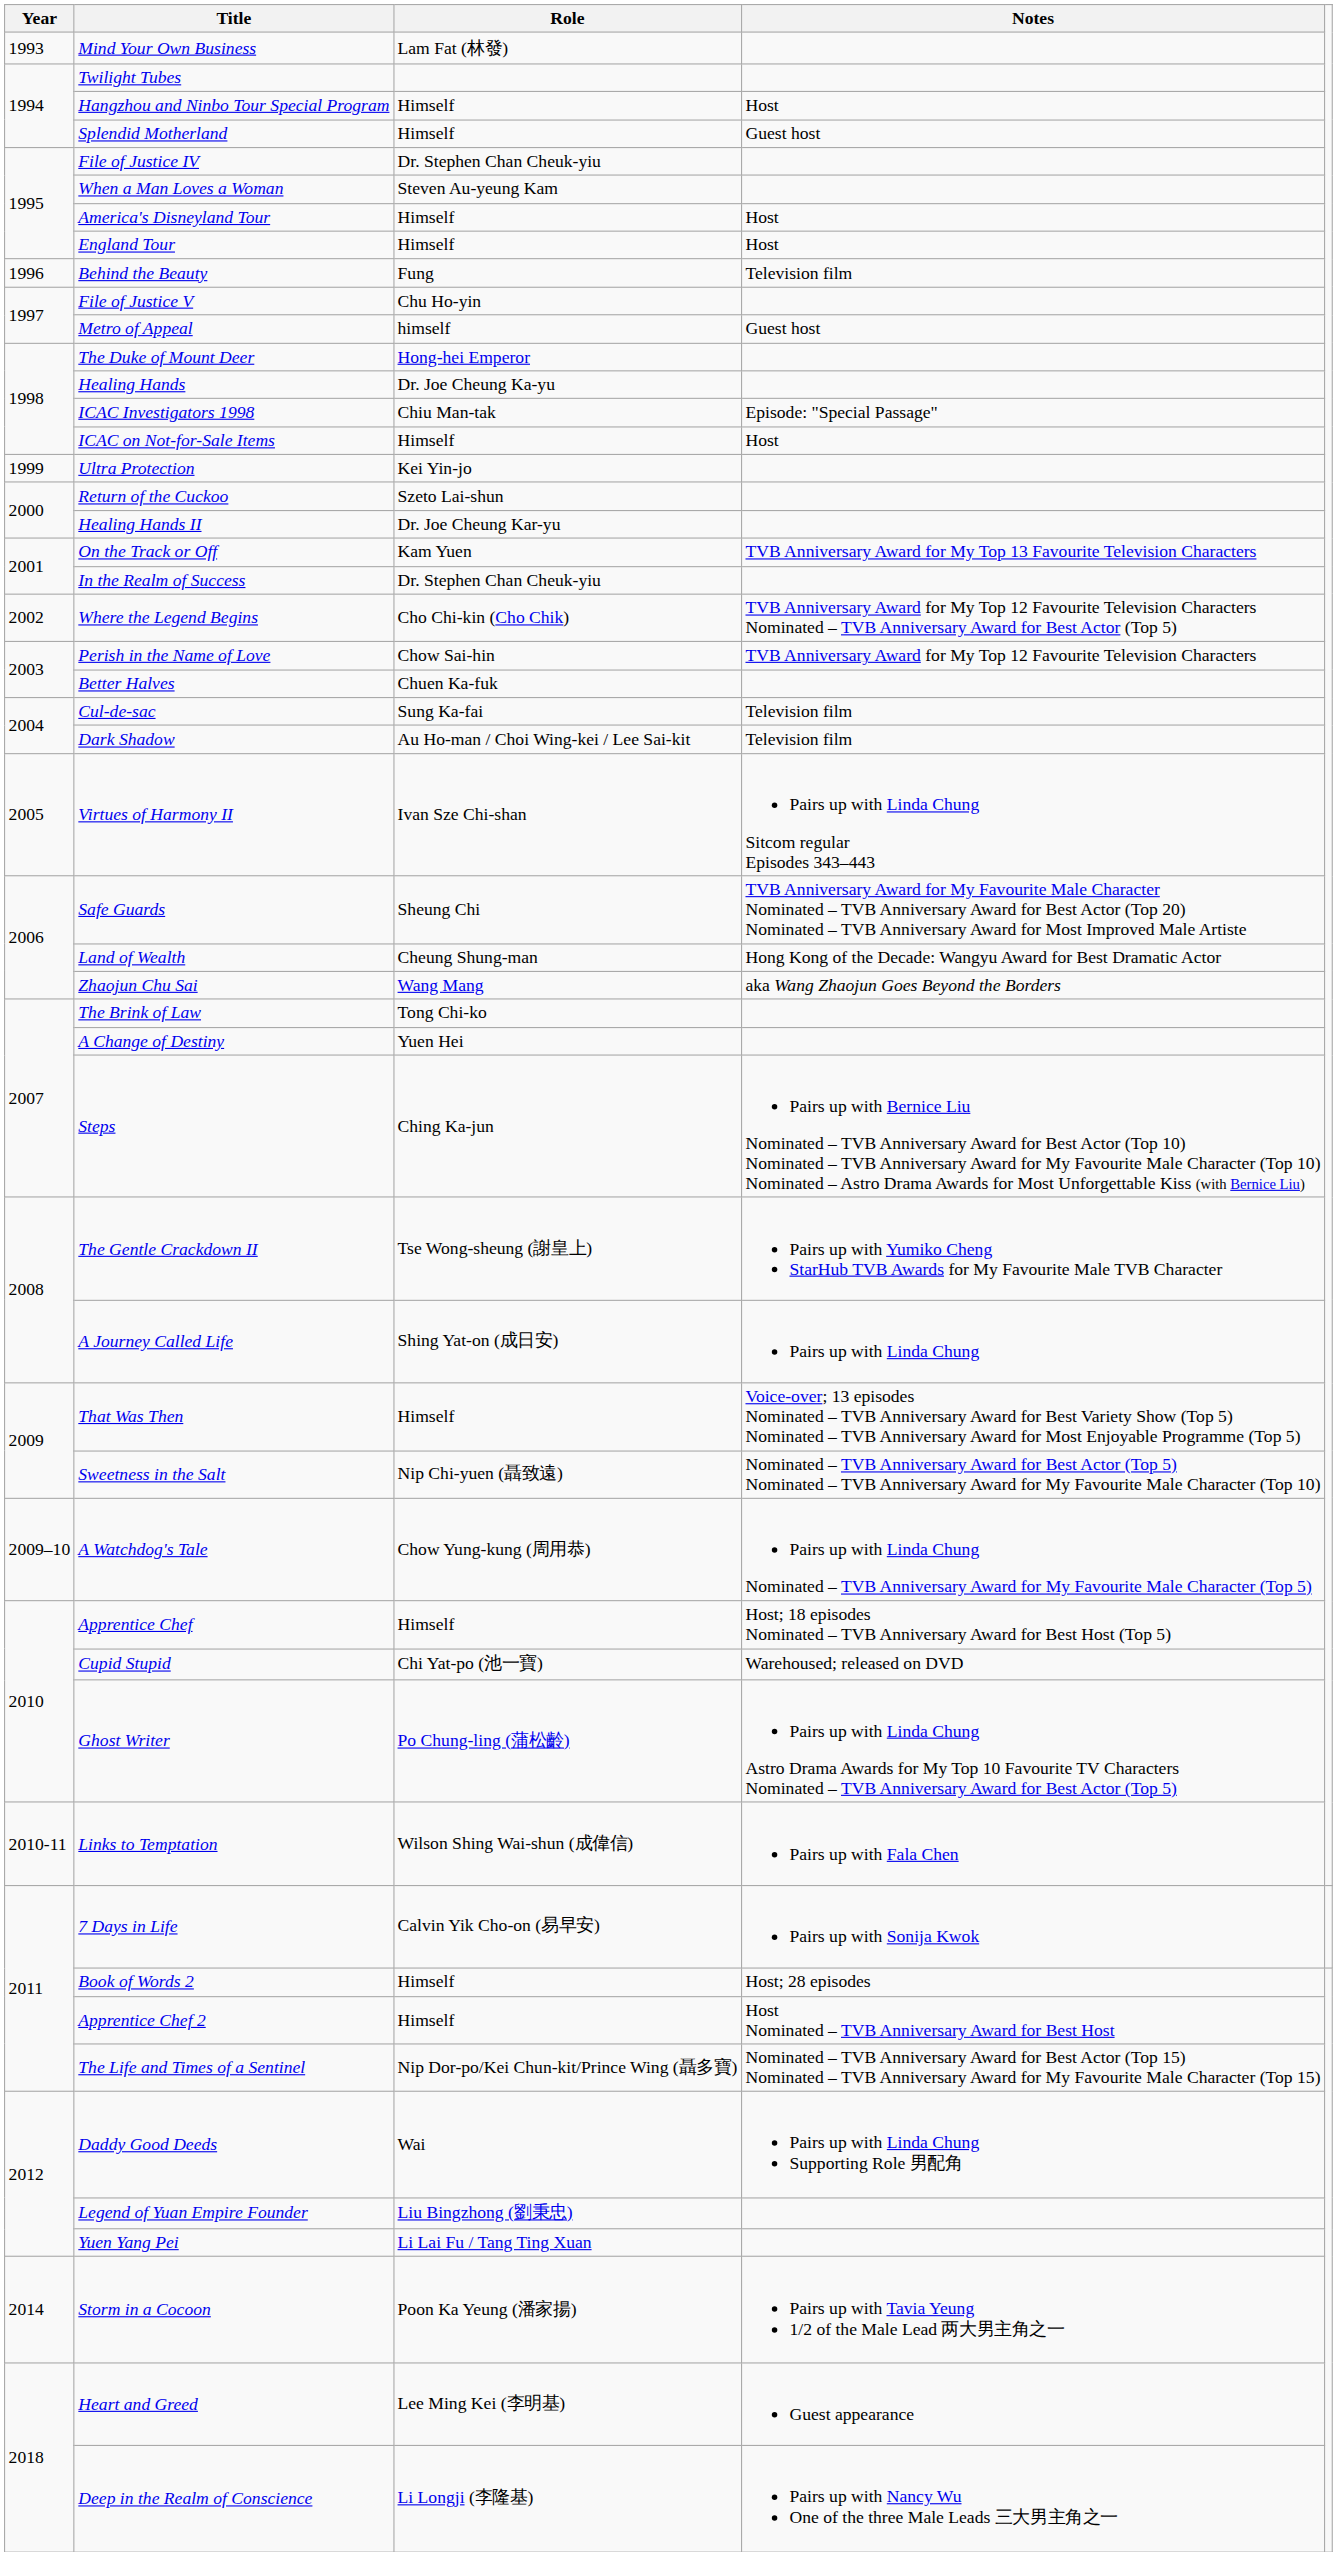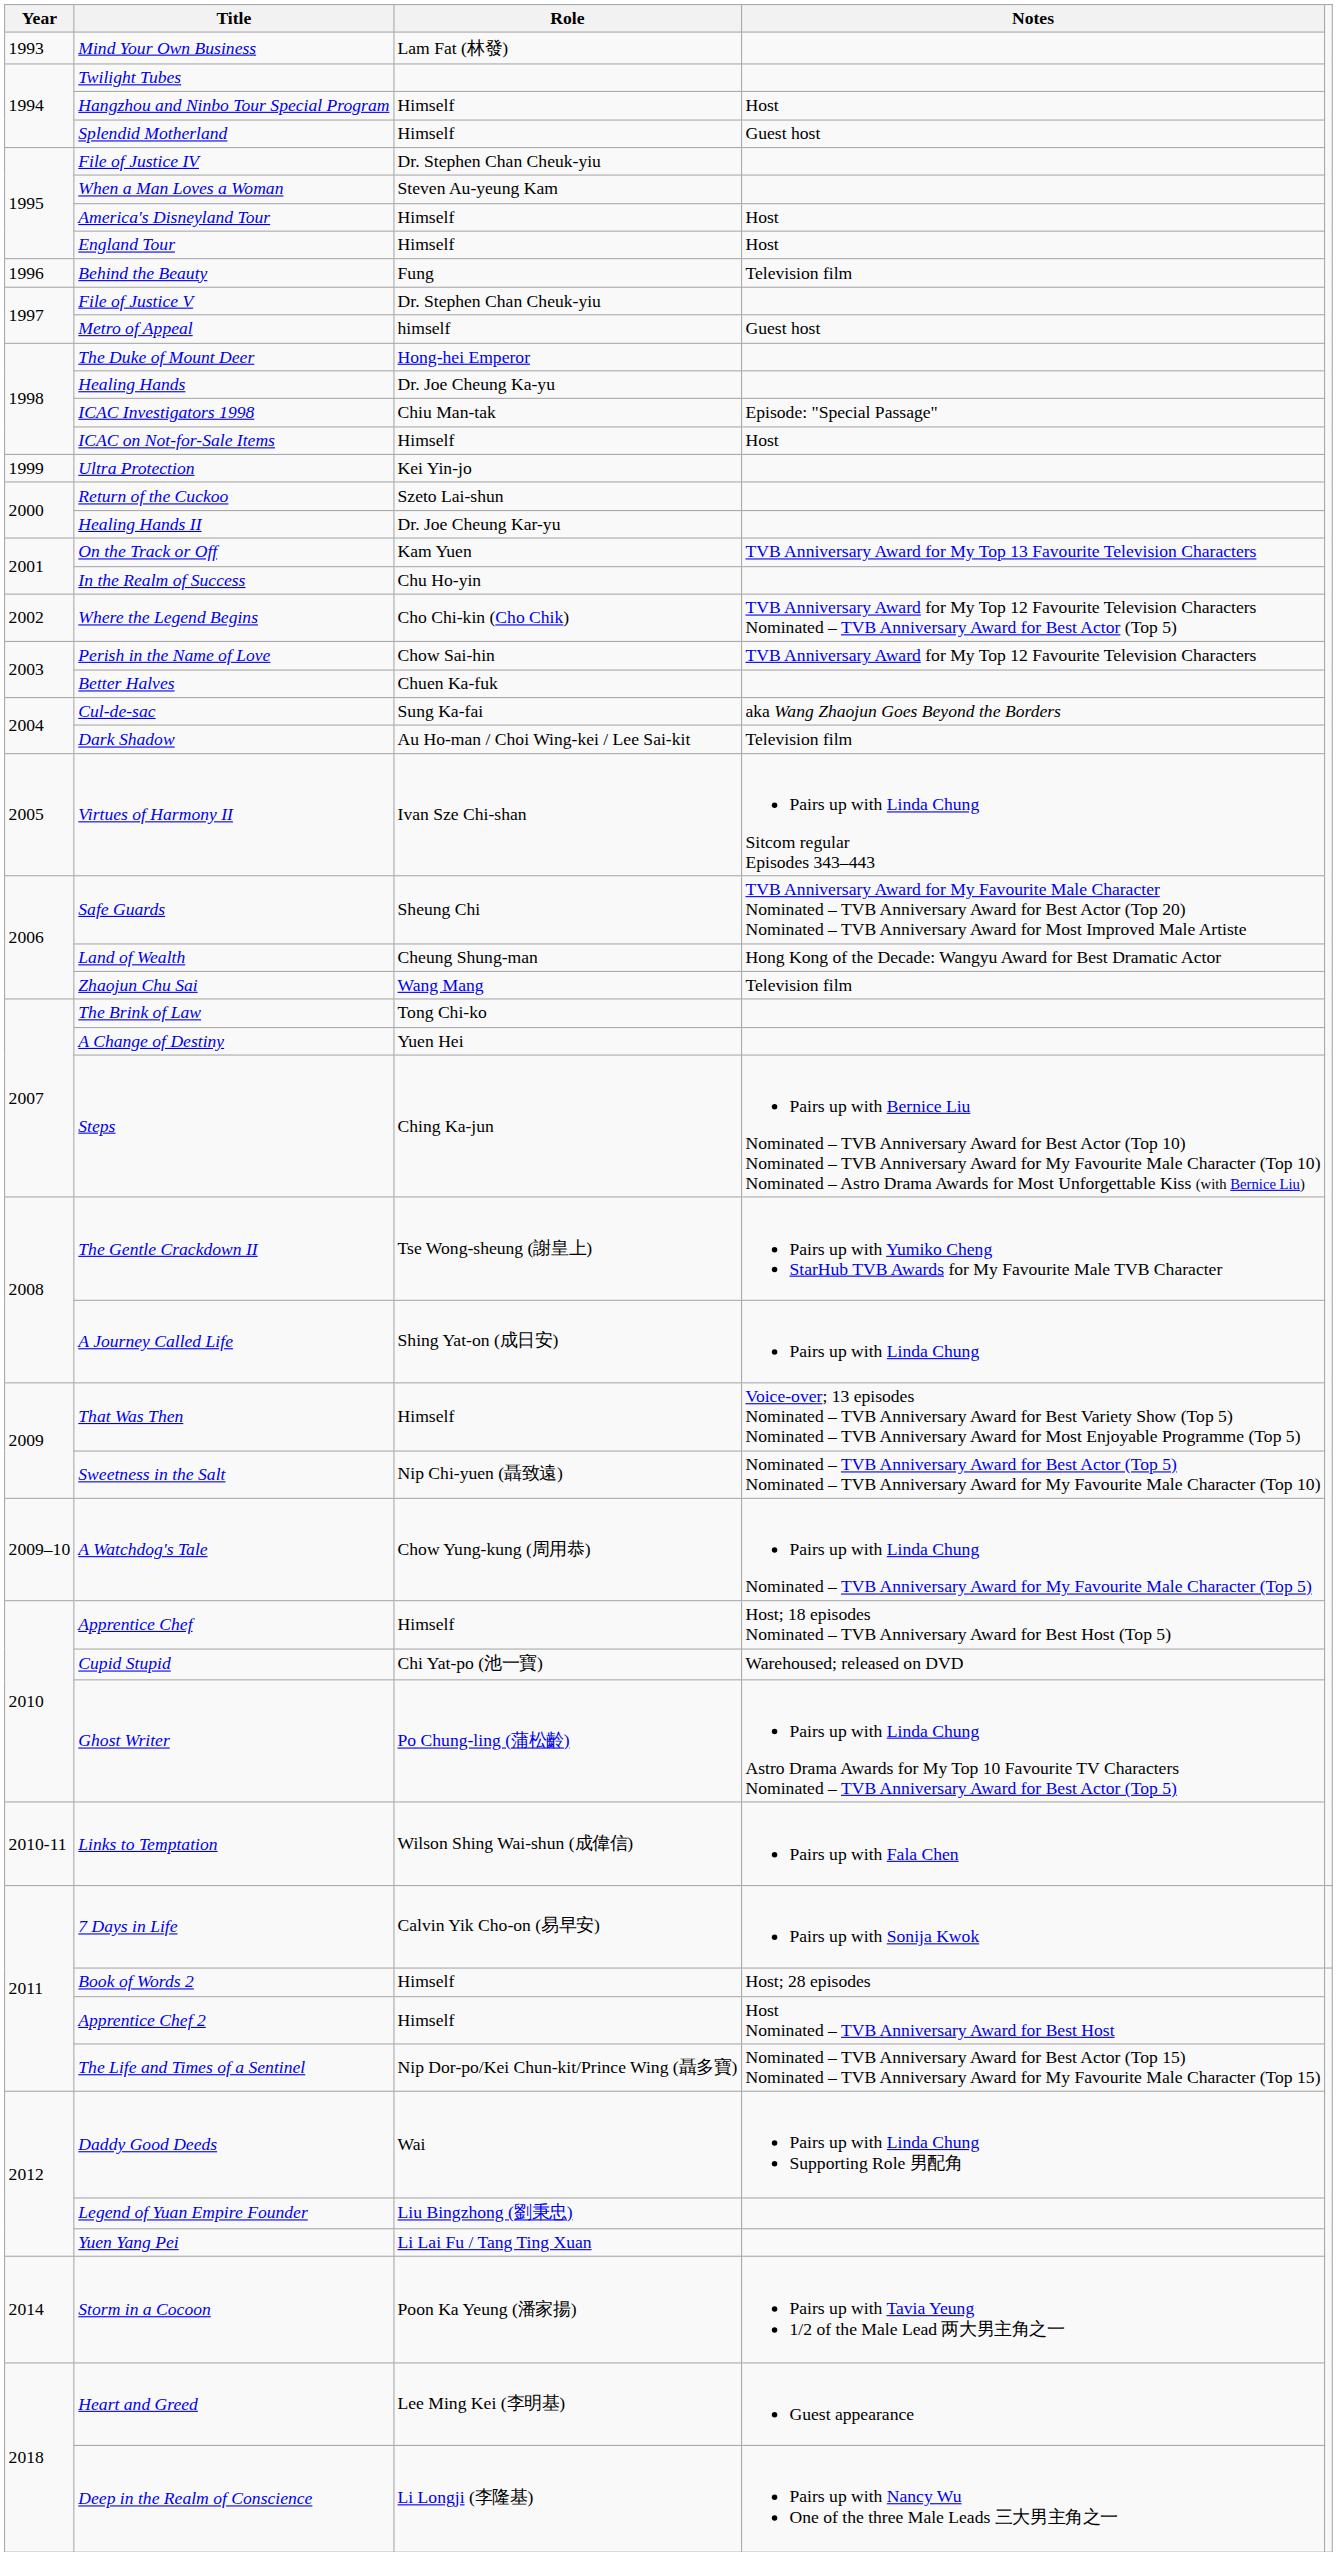(439, 300) Chu Ho-yin -> (499, 300) Dr. Stephen Chan Cheuk-yiu
(499, 580) Dr. Stephen Chan Cheuk-yiu -> (439, 580) Chu Ho-yin
(799, 711) Television film -> (903, 711) aka Wang Zhaojun Goes Beyond the Borders
(903, 985) aka Wang Zhaojun Goes Beyond the Borders -> (799, 985) Television film
